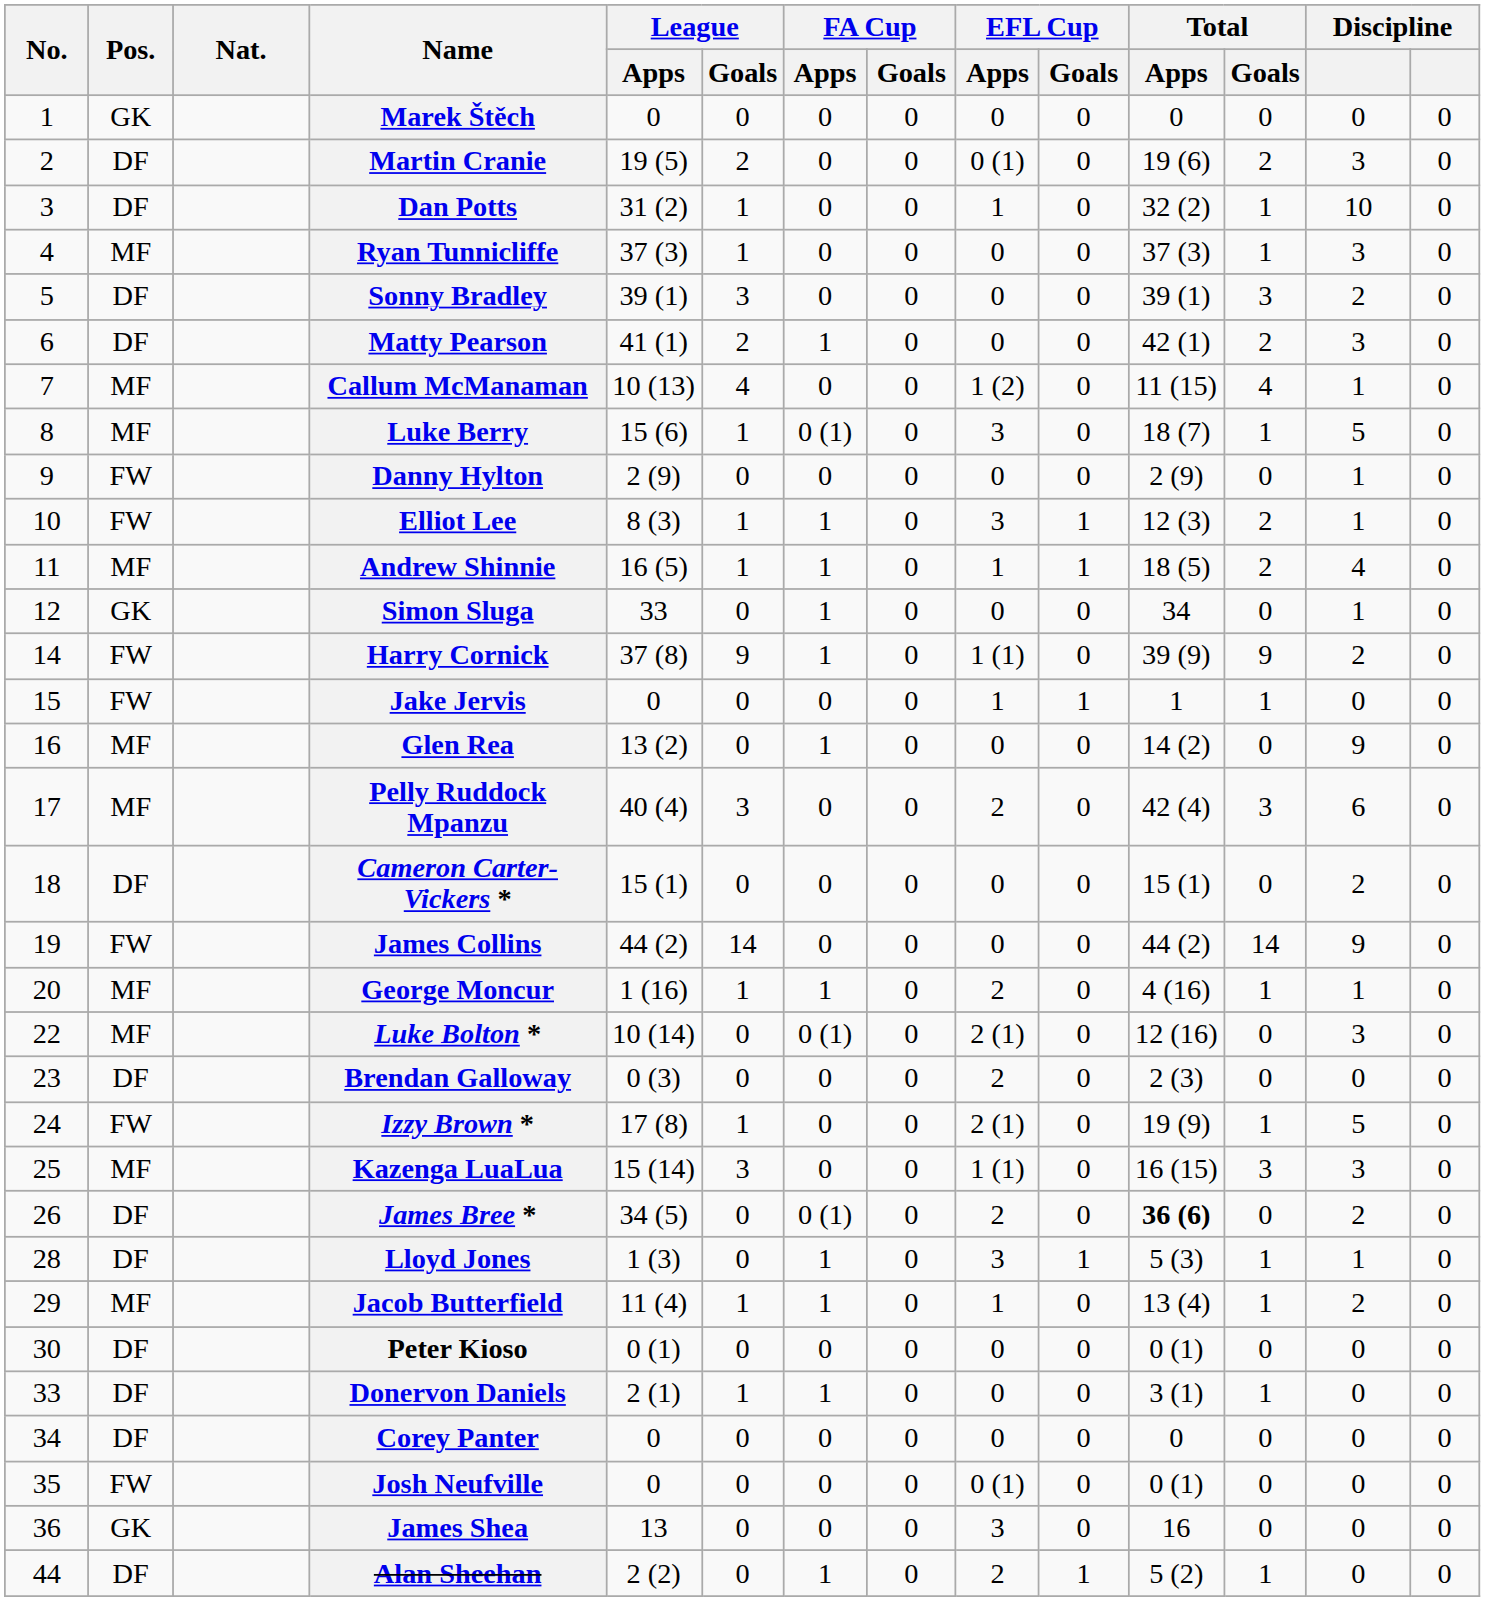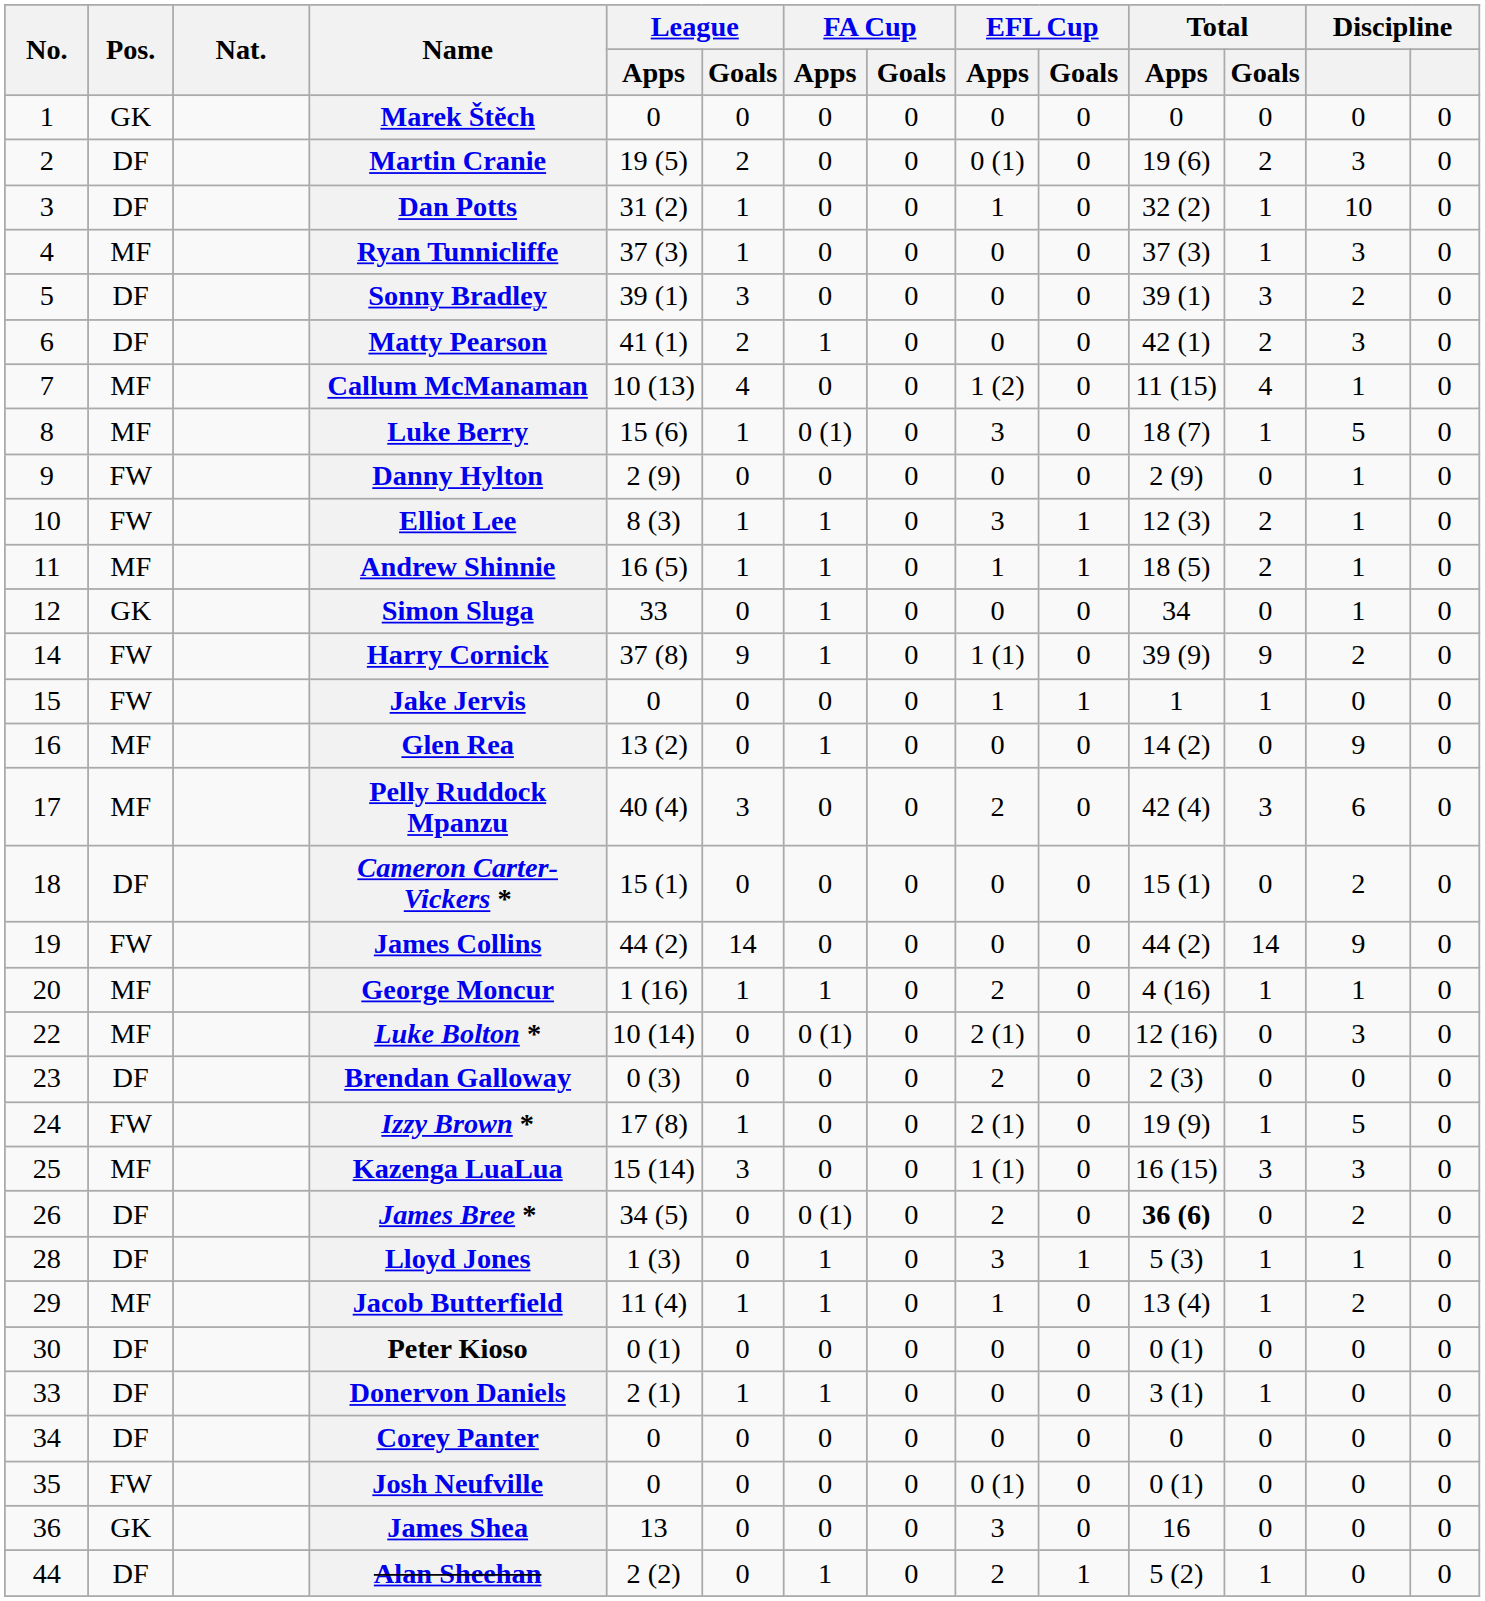(1358, 565) 4 -> (1358, 565) 1
